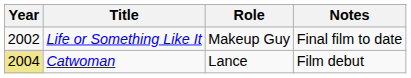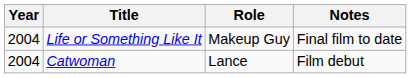(24, 38) 2002 -> (24, 38) 2004
(24, 61) khaki background -> (24, 61) no background
